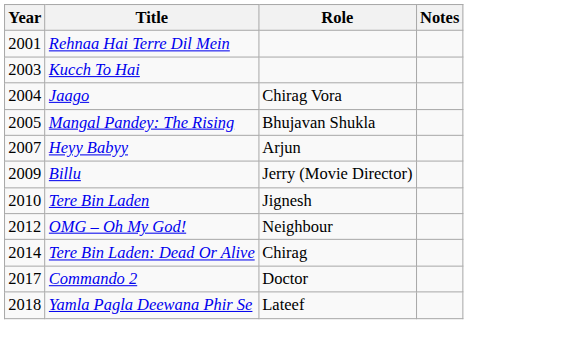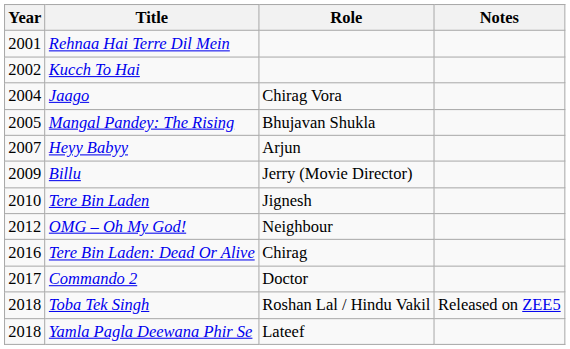(25, 69) 2003 -> (25, 69) 2002
(25, 252) 2014 -> (25, 252) 2016
+ row: (99, 305)
